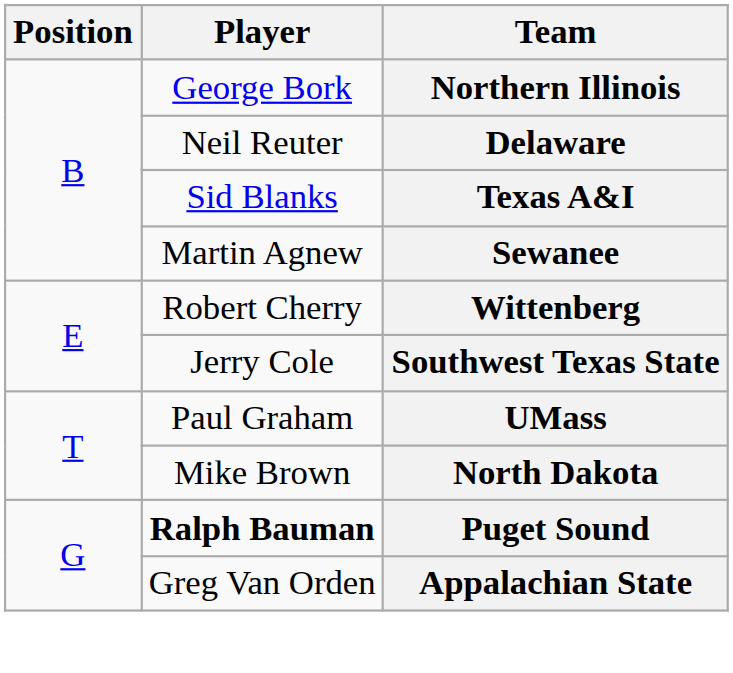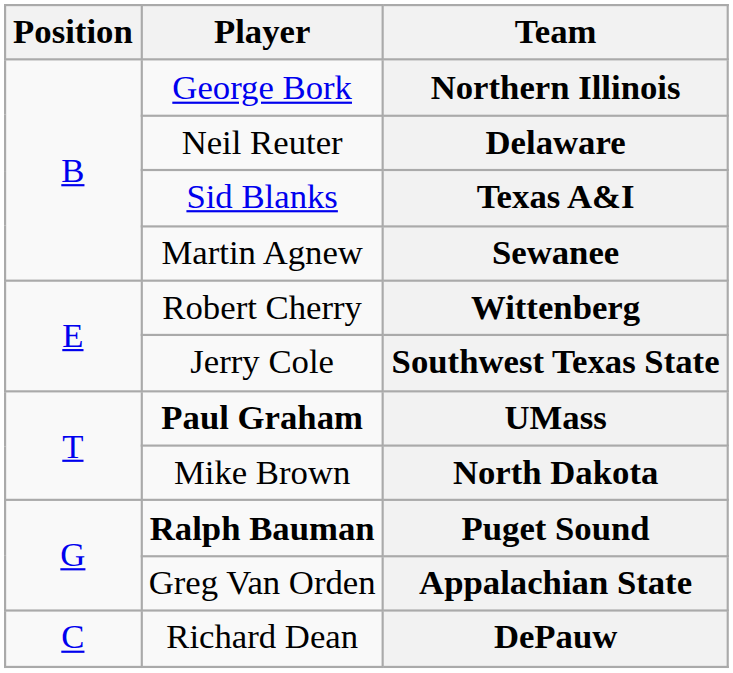(262, 417) normal -> (262, 417) bold
+ row: (556, 637)
